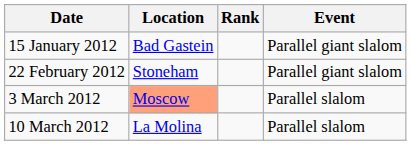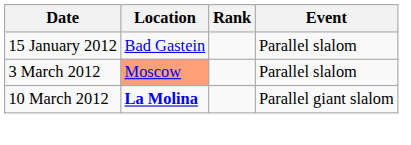(335, 45) Parallel giant slalom -> (308, 45) Parallel slalom
- row: (67, 72)
(167, 126) normal -> (161, 99) bold
(316, 126) Parallel slalom -> (326, 99) Parallel giant slalom
